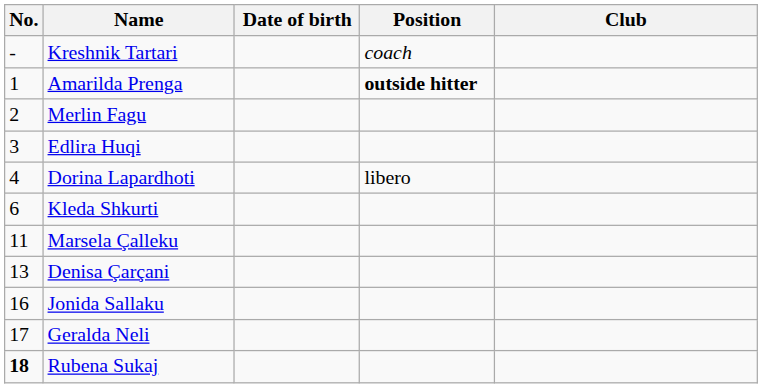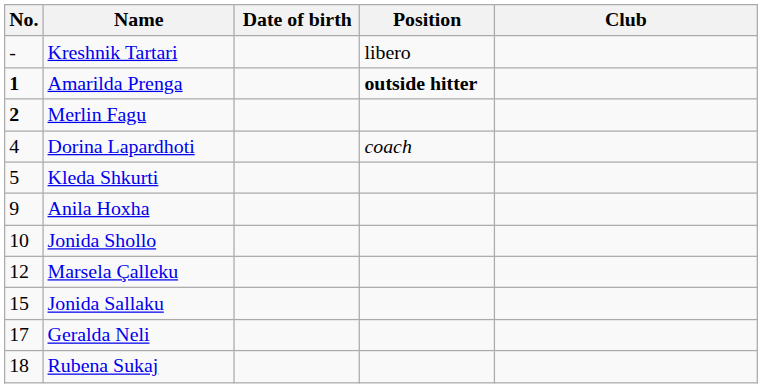(388, 51) coach -> (388, 51) libero
(14, 83) normal -> (14, 83) bold
(14, 114) normal -> (14, 114) bold
- row: (94, 146)
(388, 177) libero -> (388, 146) coach
(14, 209) 6 -> (14, 177) 5
+ row: (99, 209)
+ row: (102, 240)
(19, 240) 11 -> (19, 271) 12
- row: (108, 271)
(19, 303) 16 -> (19, 303) 15
(19, 366) bold -> (19, 366) normal
